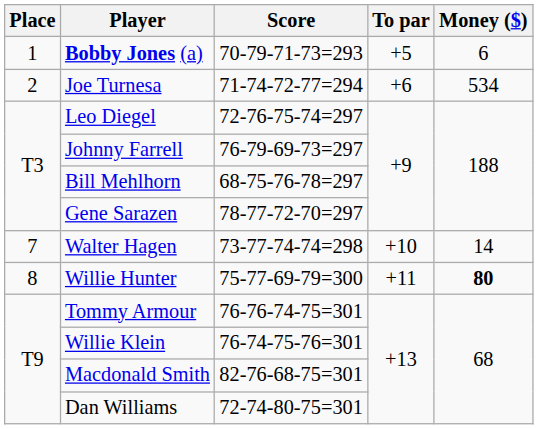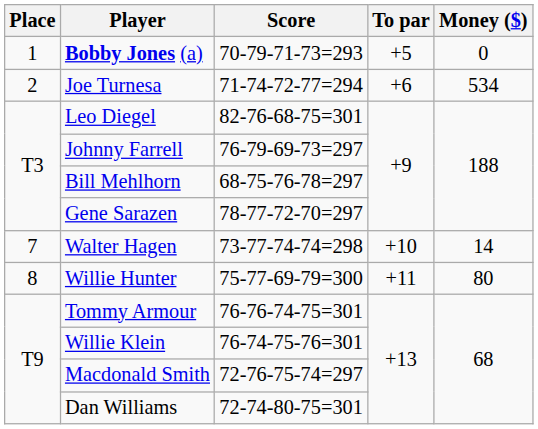(483, 52) 6 -> (483, 52) 0
(291, 117) 72-76-75-74=297 -> (291, 117) 82-76-68-75=301
(483, 278) bold -> (483, 278) normal
(291, 375) 82-76-68-75=301 -> (291, 375) 72-76-75-74=297
